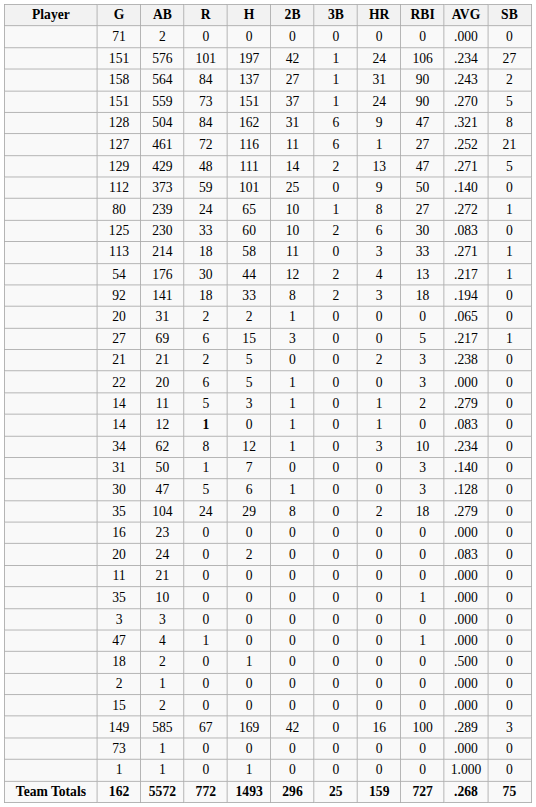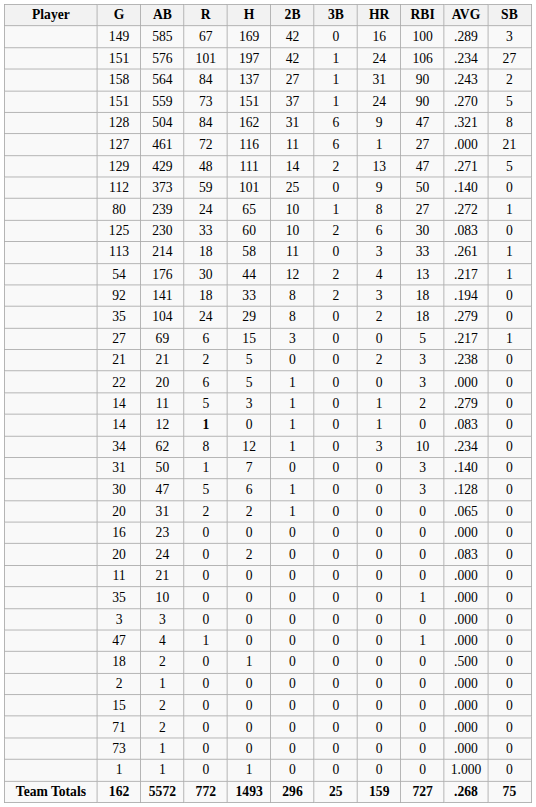rows swapped: (119, 727) <-> (119, 36)
(466, 144) .252 -> (466, 144) .000
(466, 252) .271 -> (466, 252) .261
rows swapped: (119, 511) <-> (119, 317)
